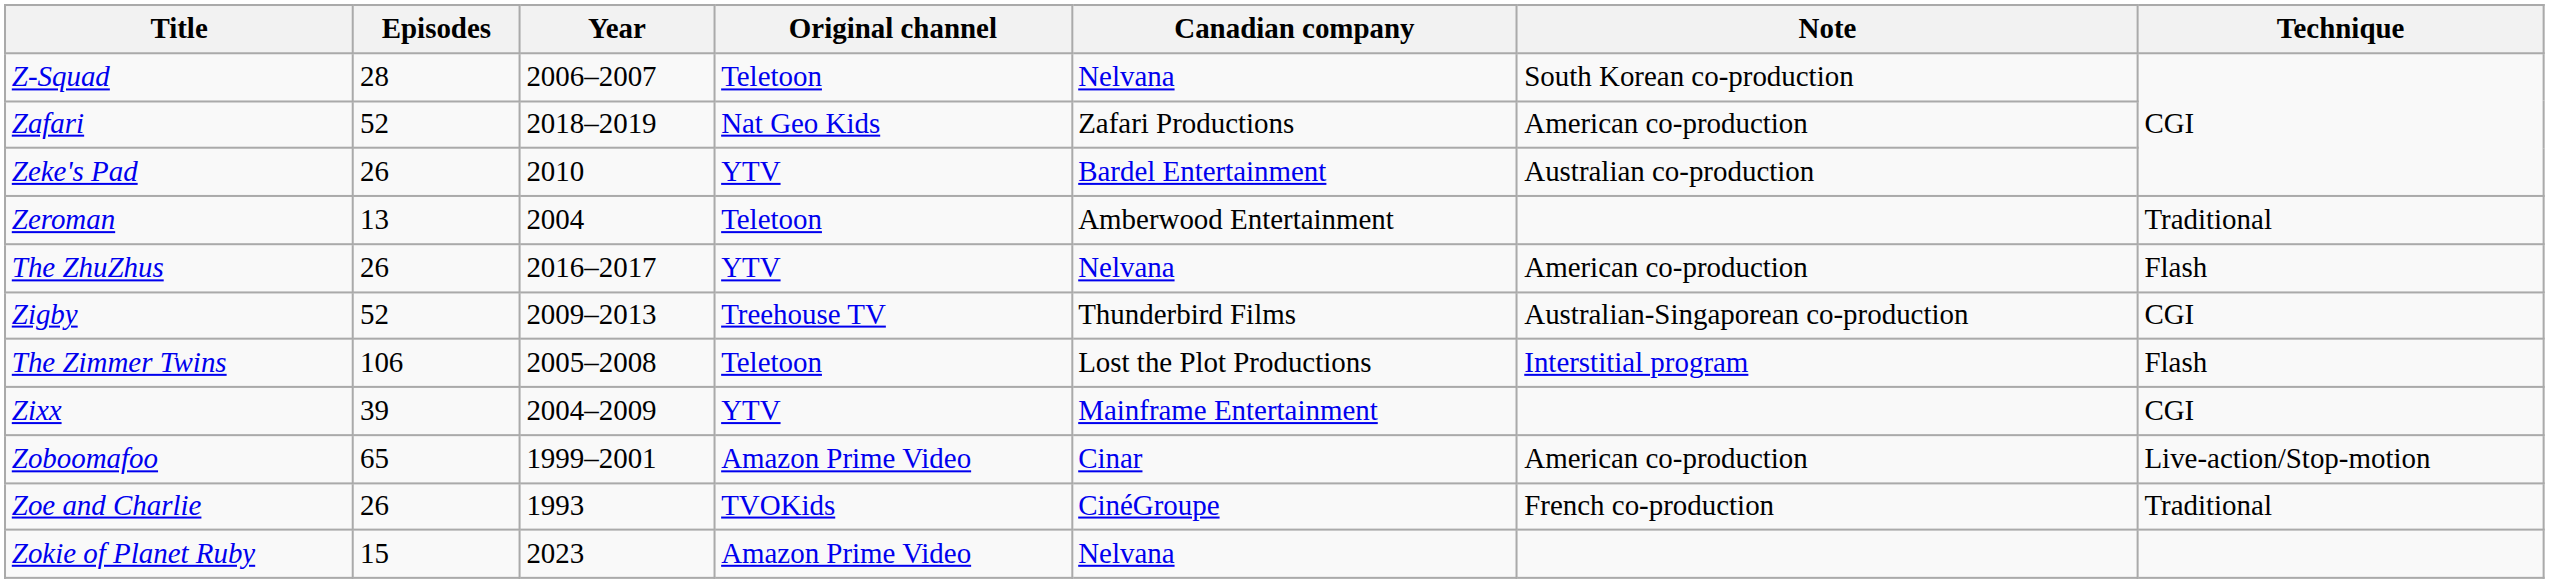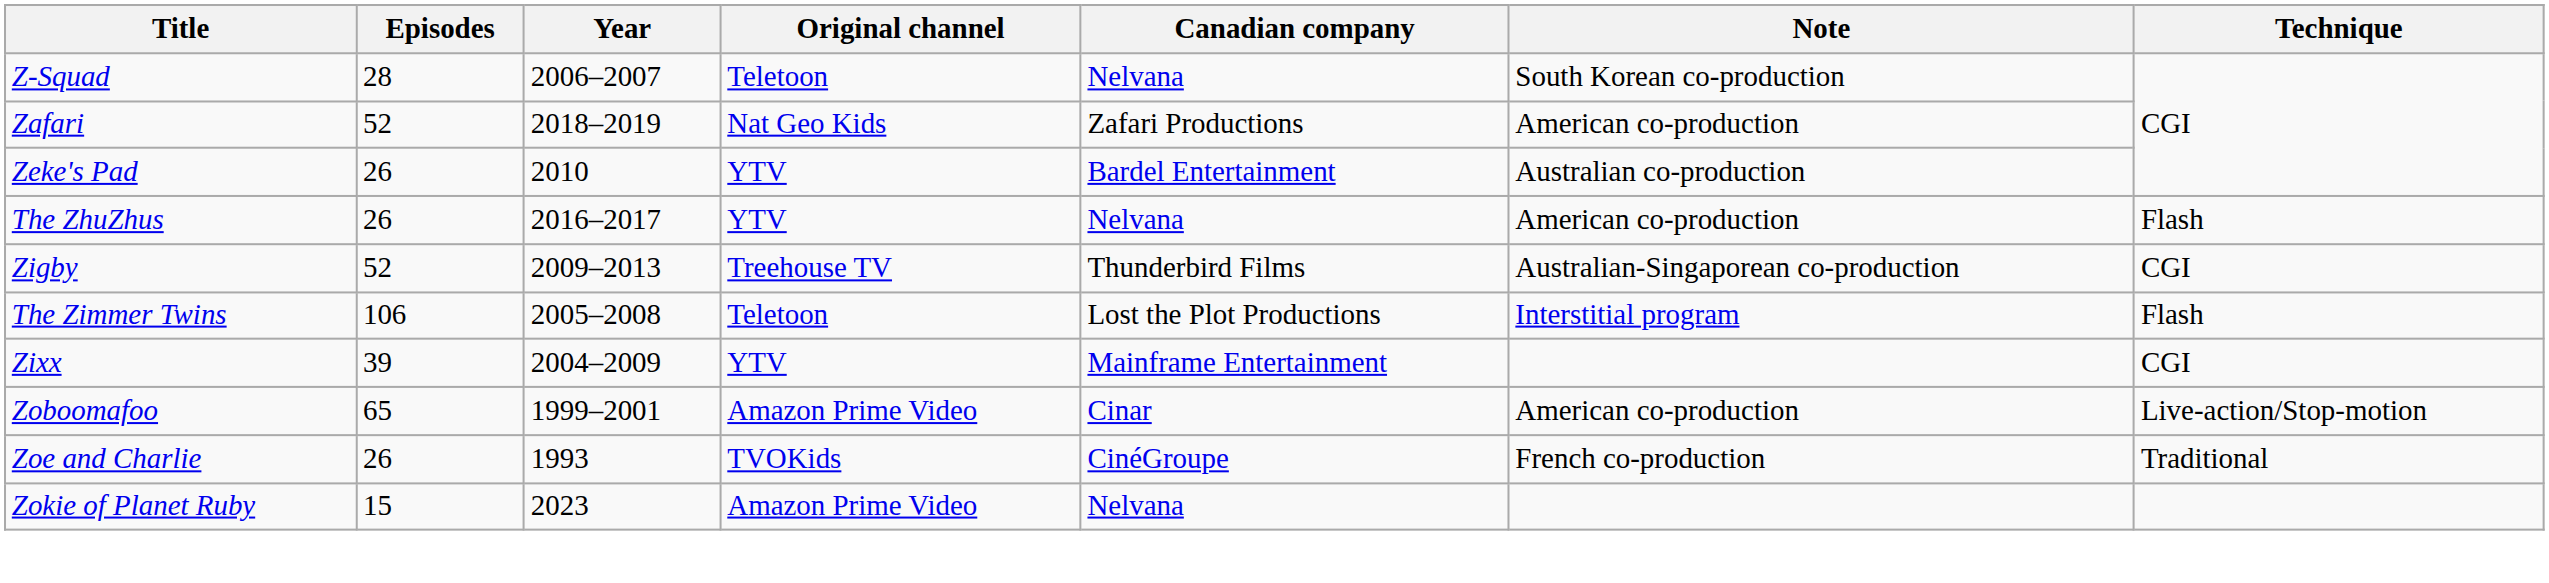- row: (63, 219)
